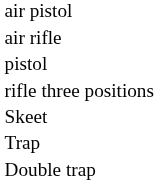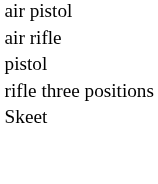- row: (22, 143)
- row: (50, 169)
